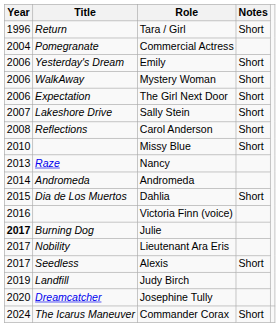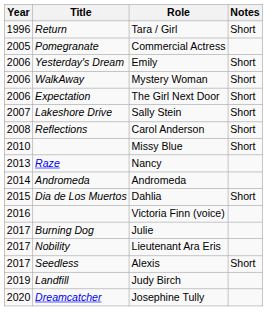(19, 46) 2004 -> (19, 46) 2005
(19, 230) bold -> (19, 230) normal
- row: (184, 314)
